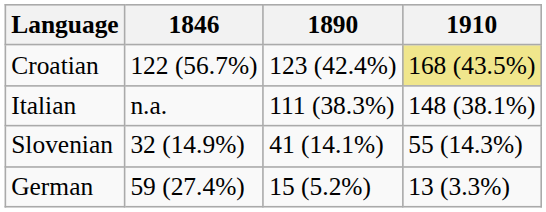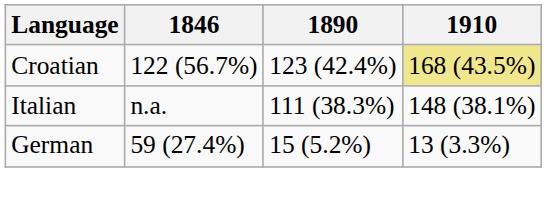- row: (62, 145)
